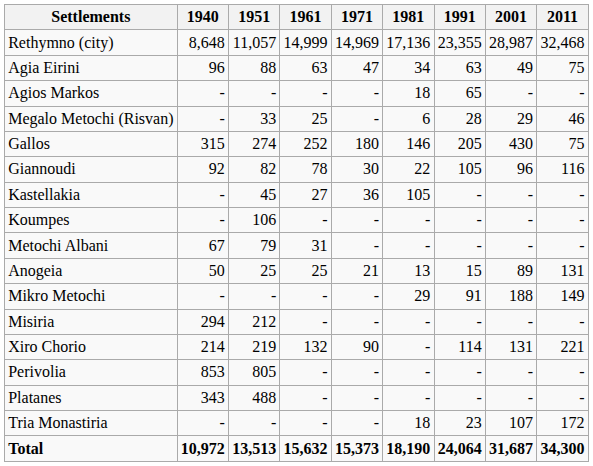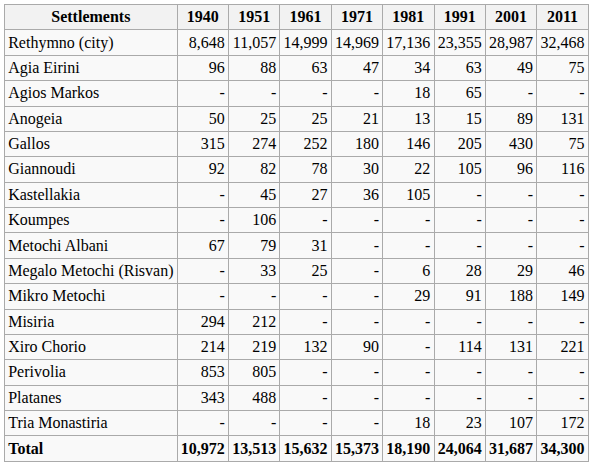rows swapped: (35, 270) <-> (91, 118)
